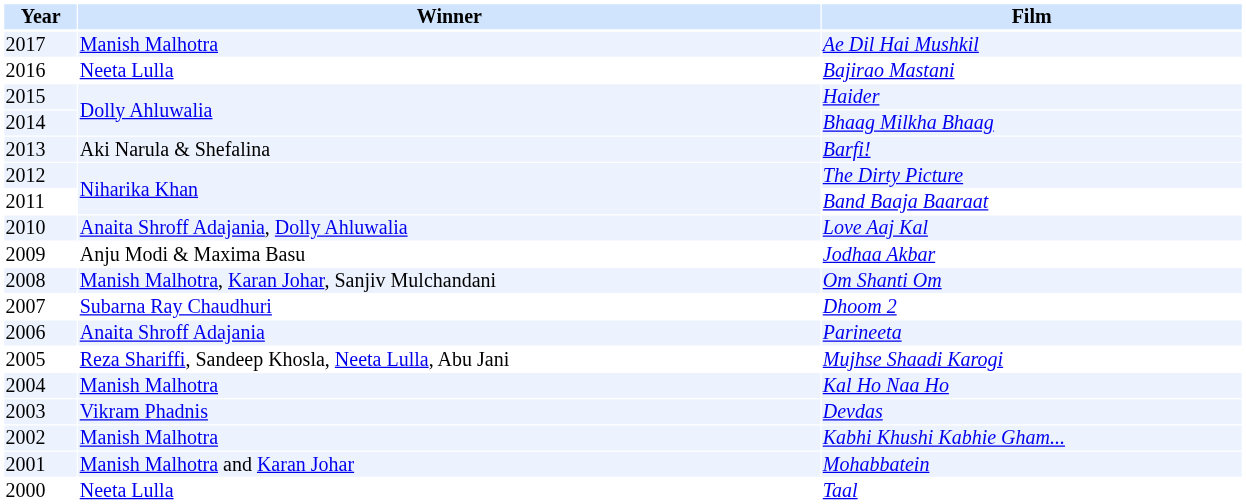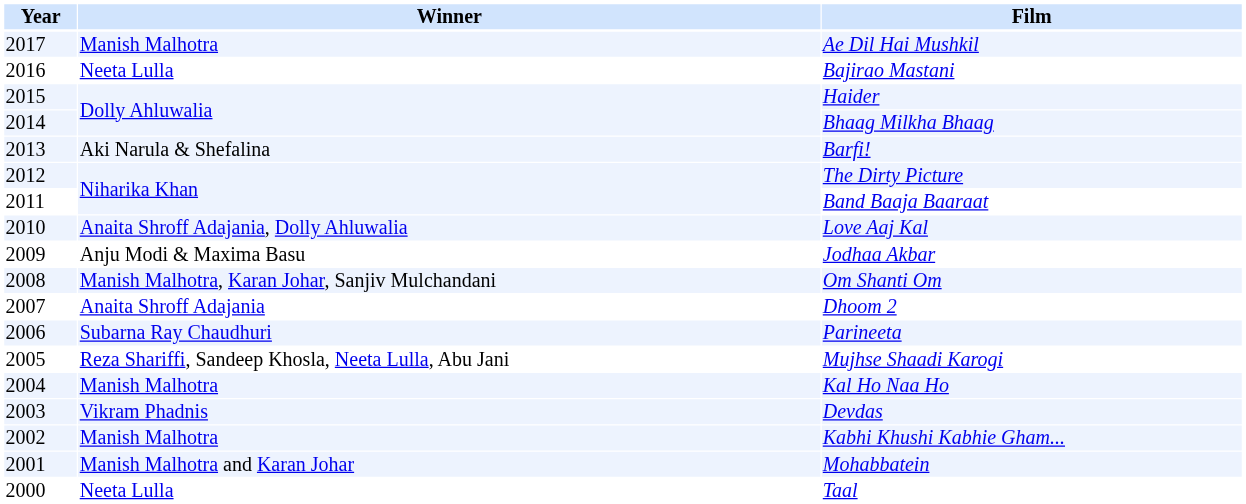(176, 306) Subarna Ray Chaudhuri -> (172, 306) Anaita Shroff Adajania
(172, 332) Anaita Shroff Adajania -> (176, 332) Subarna Ray Chaudhuri
